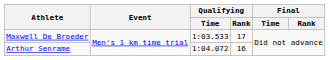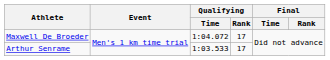(210, 36) 1:03.533 -> (210, 36) 1:04.072
(210, 49) 1:04.072 -> (210, 49) 1:03.533
(241, 49) 16 -> (241, 49) 17
